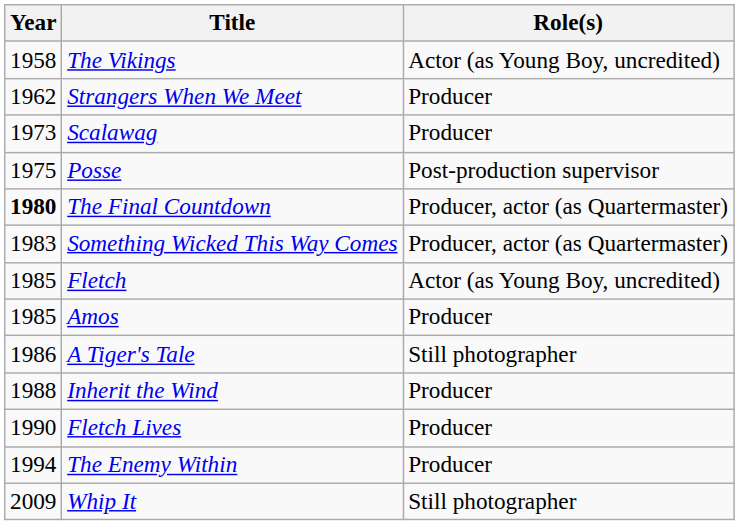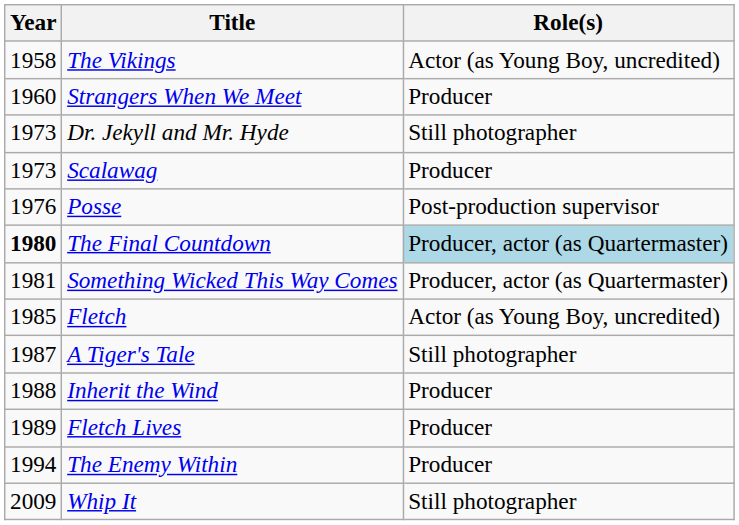(33, 96) 1962 -> (33, 96) 1960
+ row: (178, 133)
(33, 170) 1975 -> (33, 206) 1976
(568, 206) no background -> (568, 243) lightblue background
(33, 243) 1983 -> (33, 280) 1981
- row: (93, 317)
(33, 354) 1986 -> (33, 354) 1987
(33, 427) 1990 -> (33, 427) 1989
